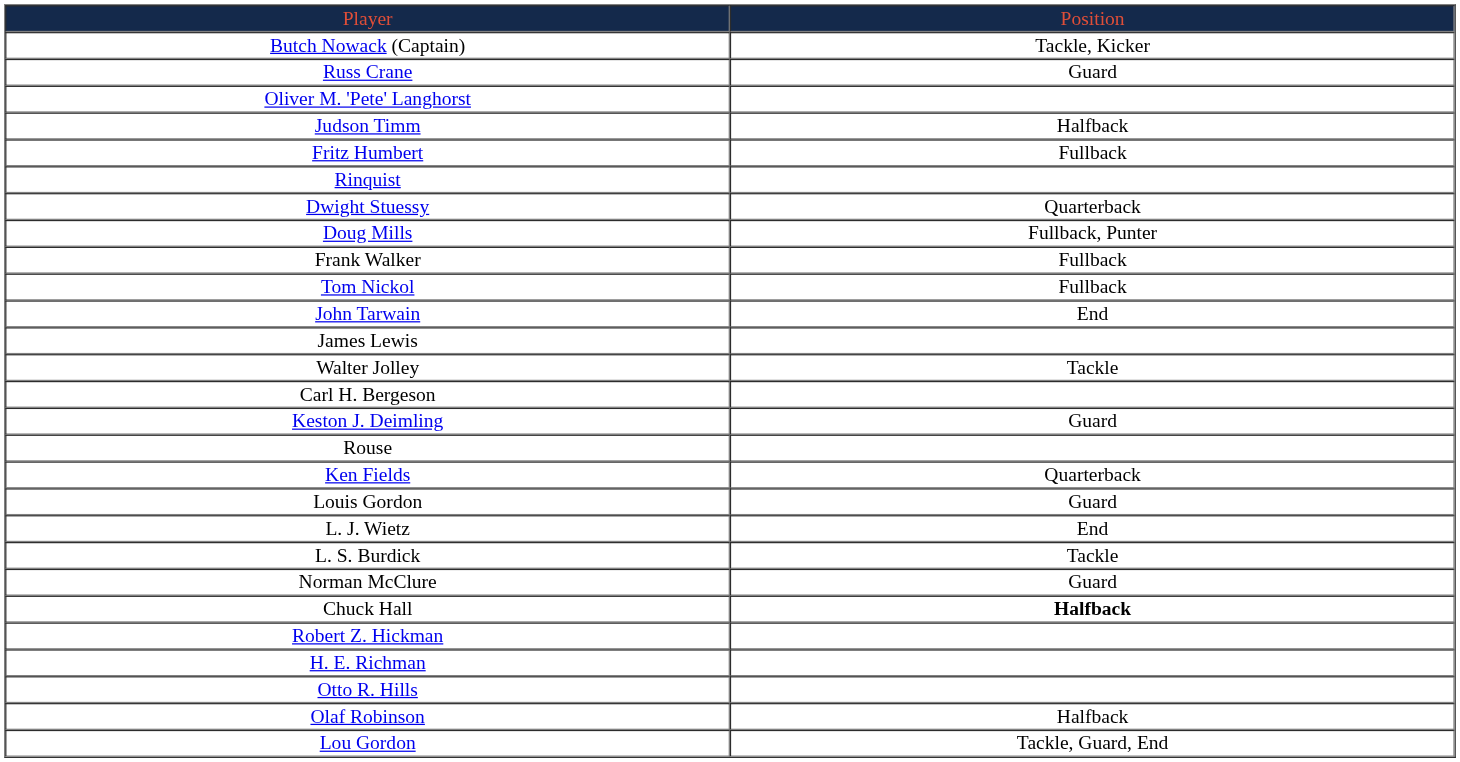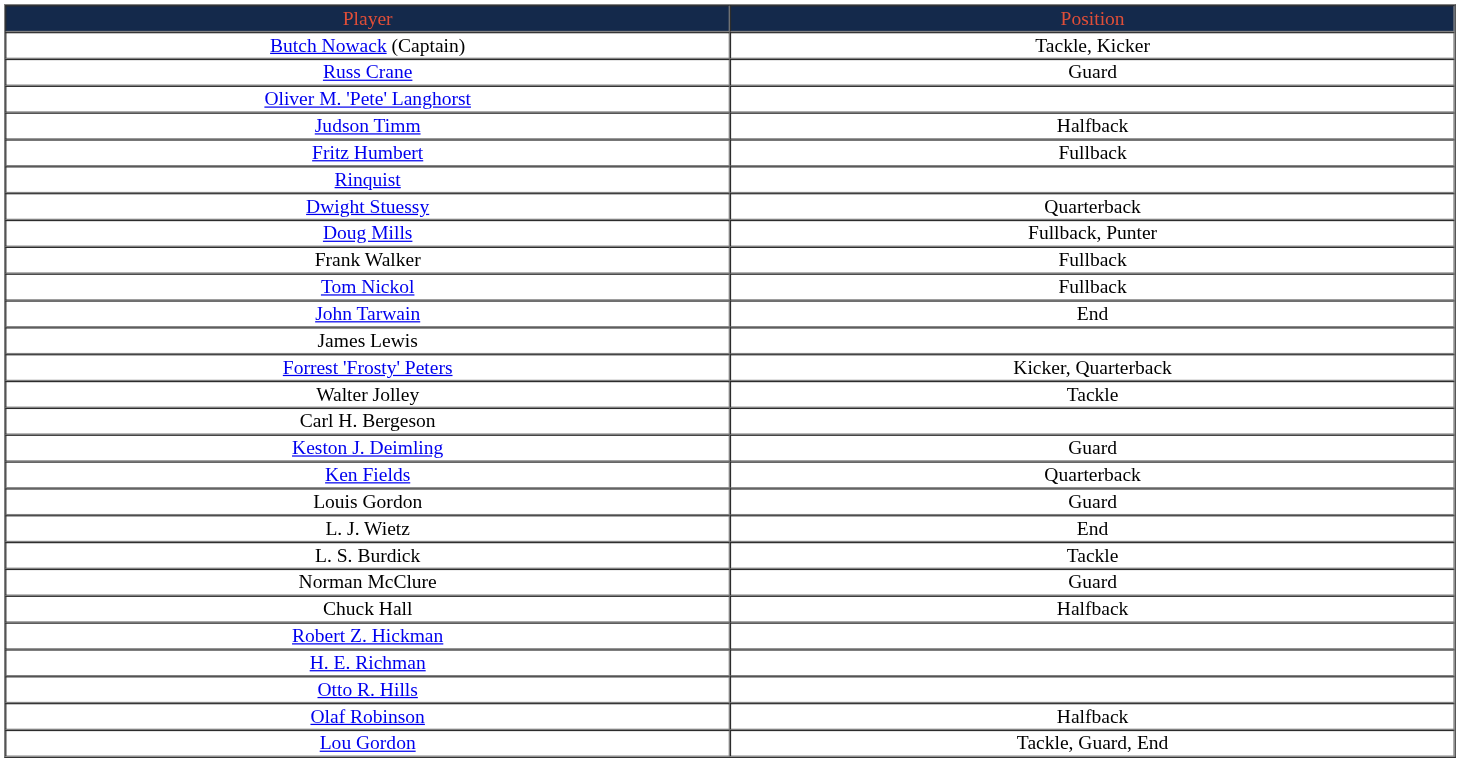+ row: (368, 367)
- row: (368, 447)
(1093, 609) bold -> (1093, 609) normal
